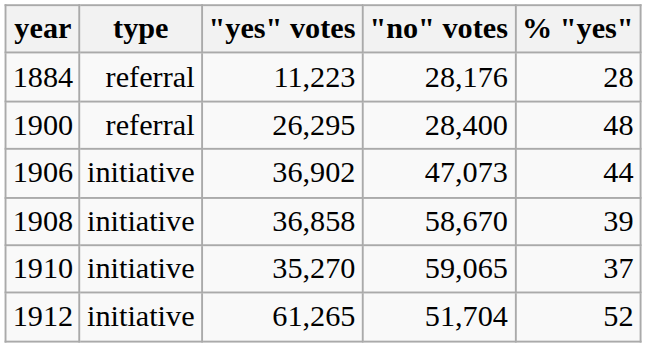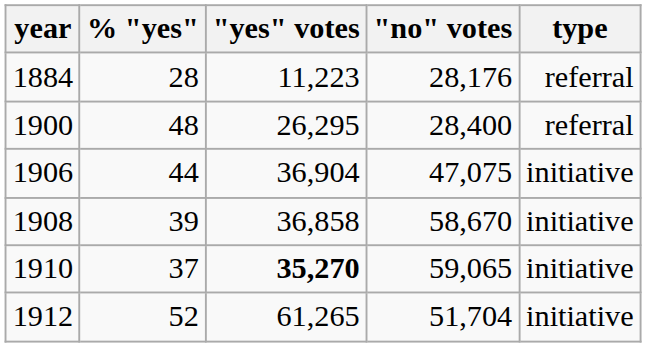columns swapped: (141, 28) <-> (578, 28)
(314, 172) 36,902 -> (318, 172) 36,904
(466, 172) 47,073 -> (471, 172) 47,075
(314, 268) normal -> (318, 268) bold
